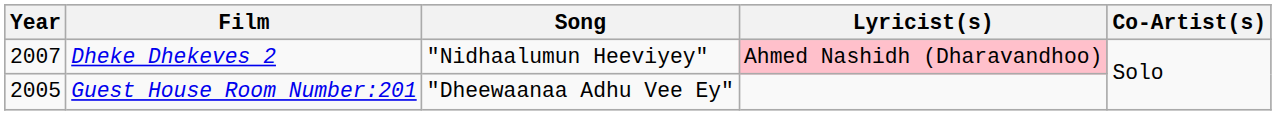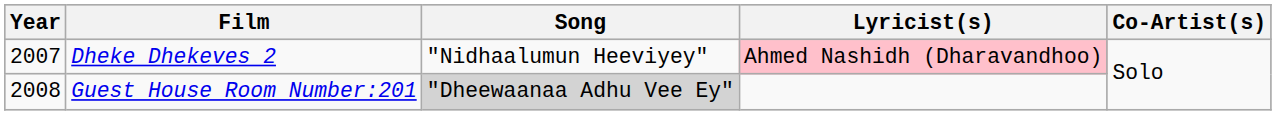(35, 92) 2005 -> (35, 92) 2008
(580, 92) no background -> (580, 92) lightgrey background
